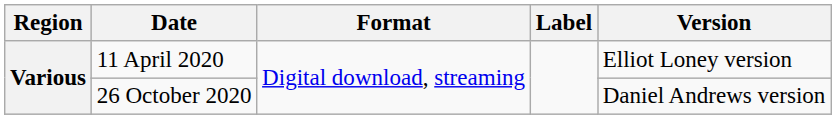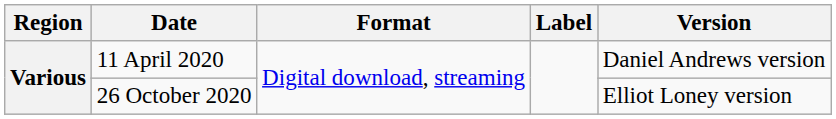(697, 59) Elliot Loney version -> (714, 59) Daniel Andrews version
(714, 95) Daniel Andrews version -> (697, 95) Elliot Loney version
